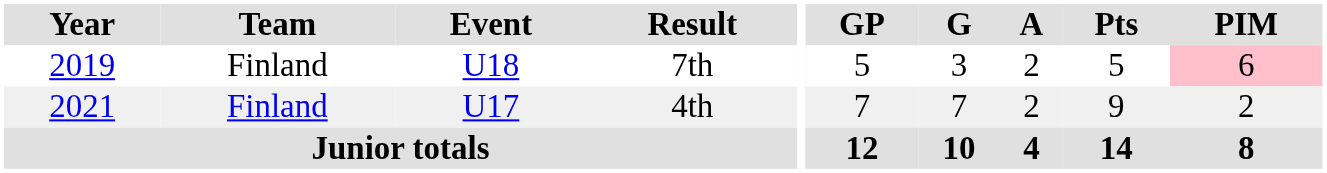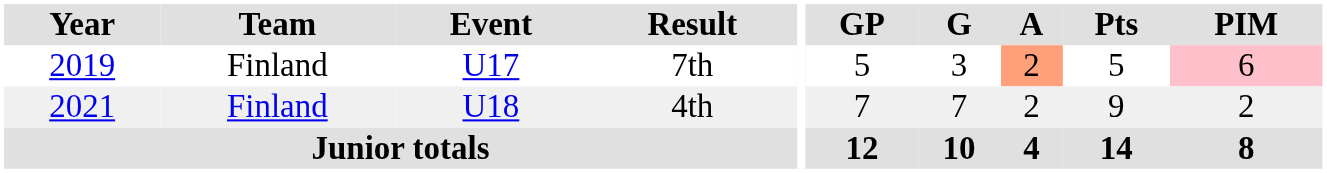(491, 65) U18 -> (491, 65) U17
(1032, 65) no background -> (1032, 65) lightsalmon background
(491, 106) U17 -> (491, 106) U18
